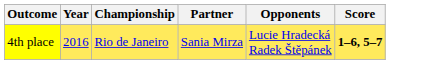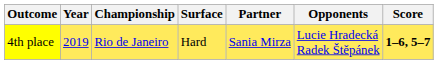+ column: (202, 14)
(76, 42) 2016 -> (76, 42) 2019
